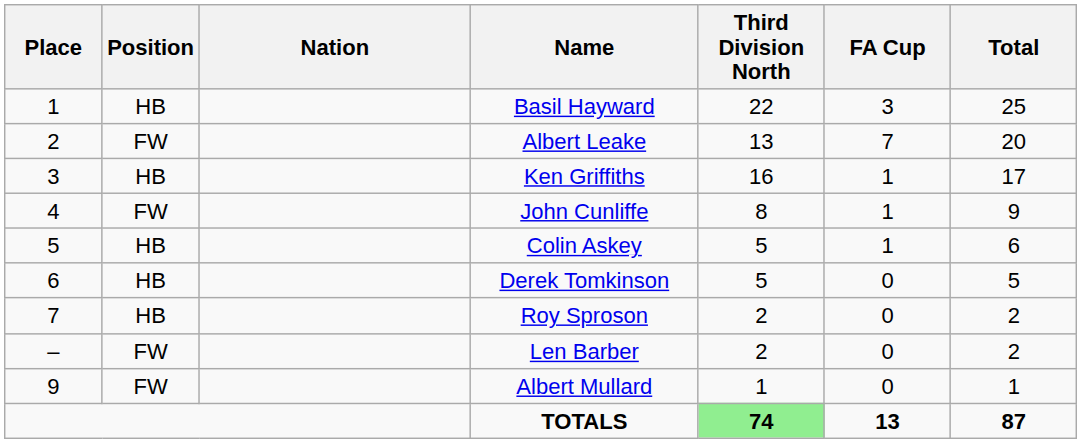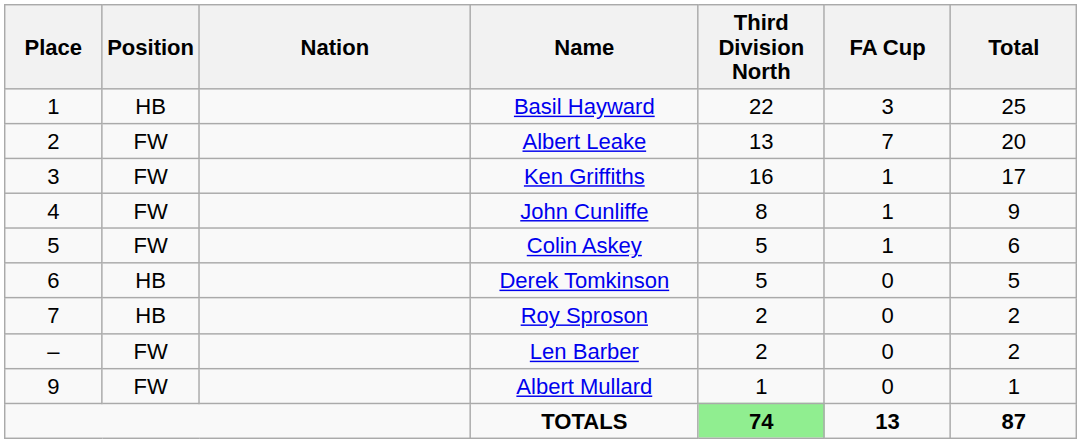(151, 176) HB -> (151, 176) FW
(151, 246) HB -> (151, 246) FW
